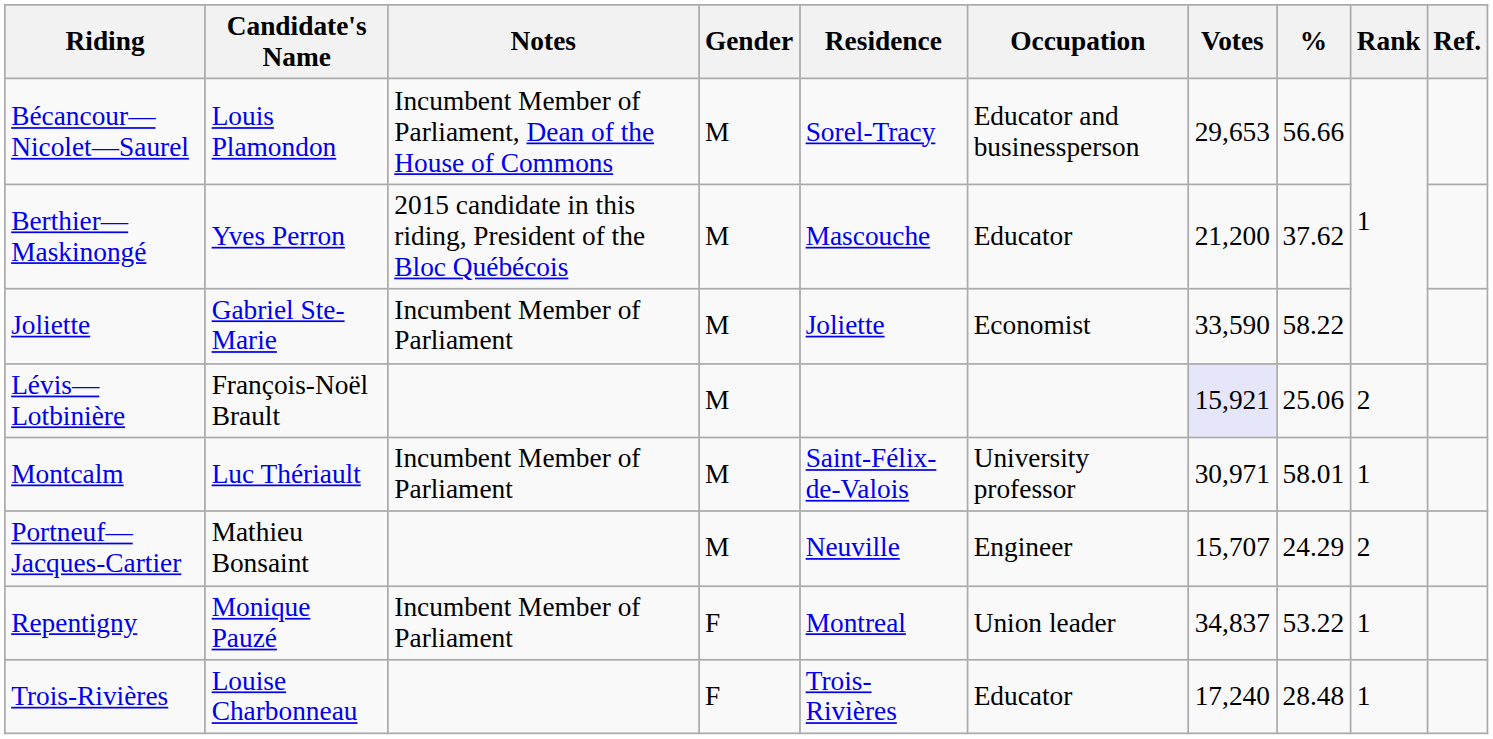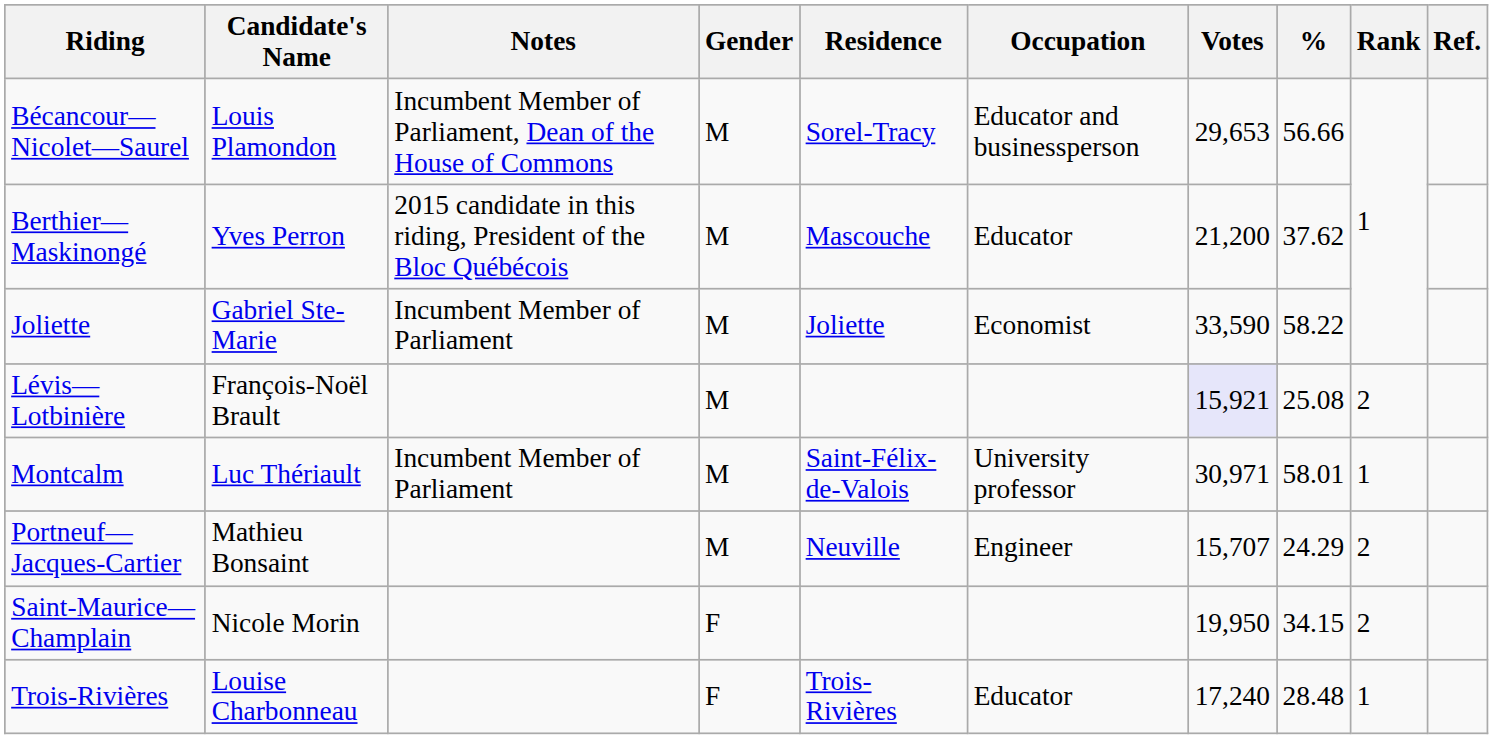(1313, 399) 25.06 -> (1313, 399) 25.08
- row: (74, 622)
+ row: (103, 622)
